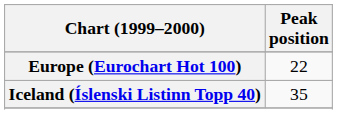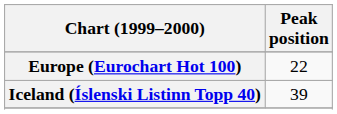(299, 94) 35 -> (299, 94) 39
